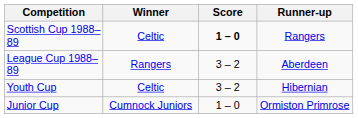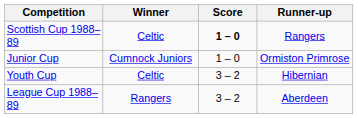rows swapped: (52, 65) <-> (33, 105)
